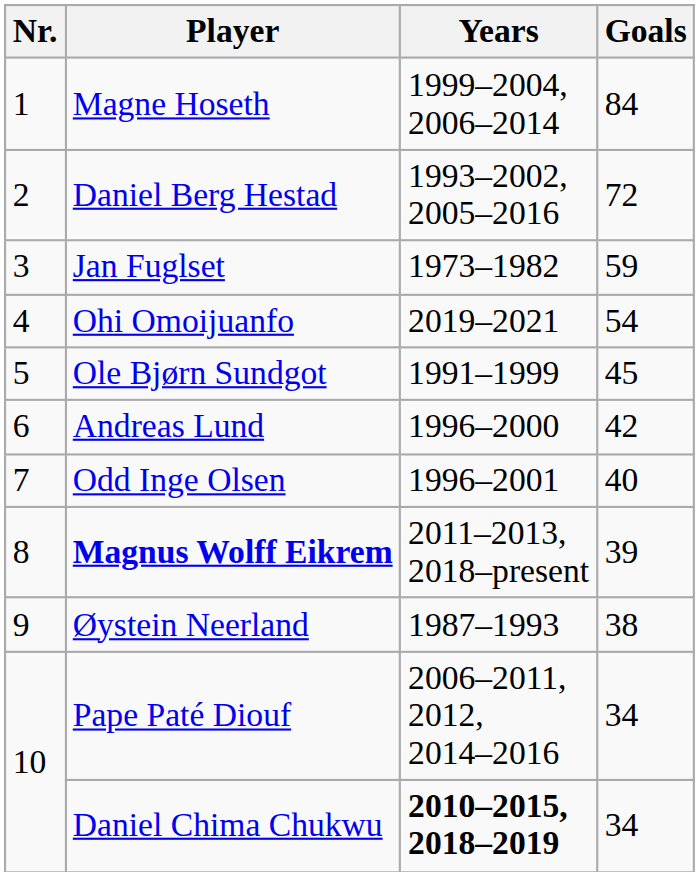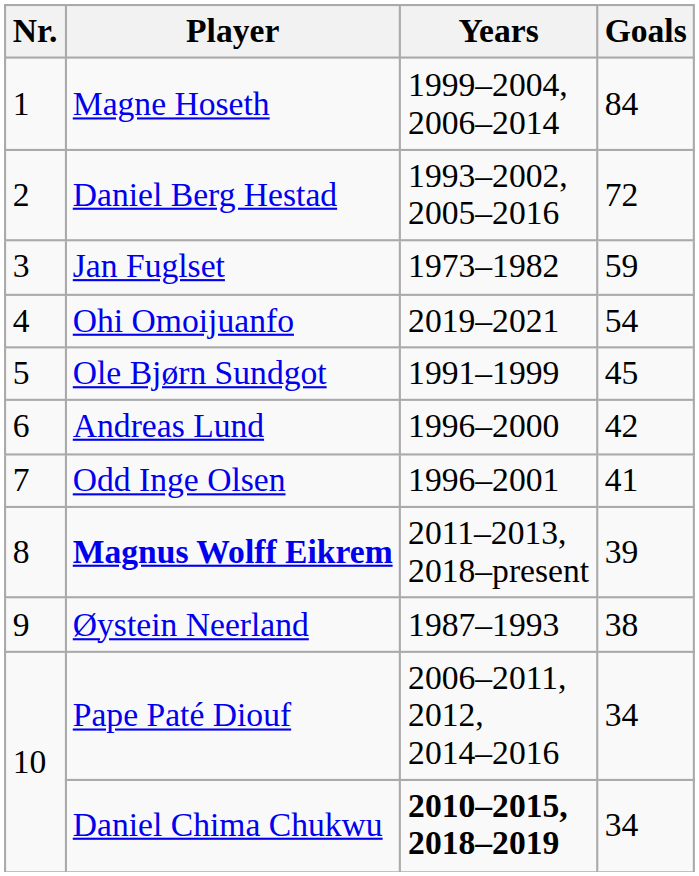(621, 479) 40 -> (621, 479) 41
